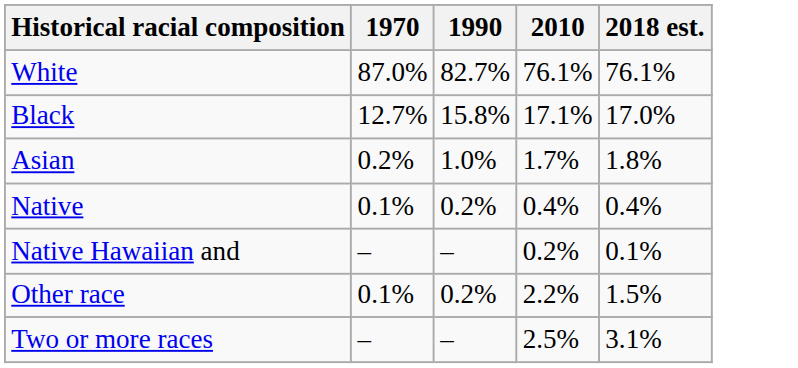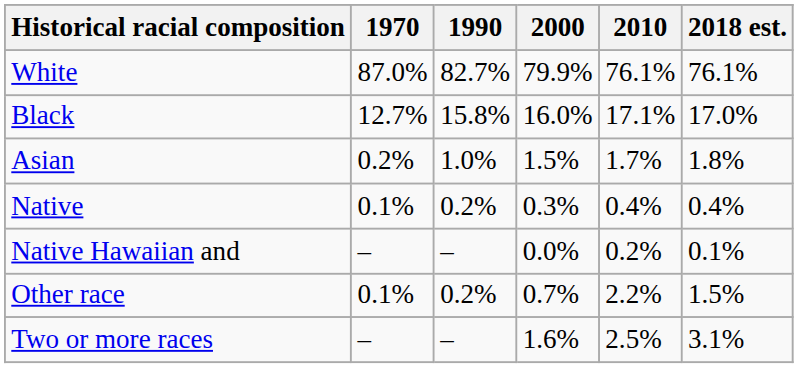+ column: (558, 27)
